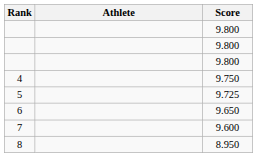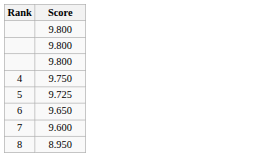- column: (119, 12)
